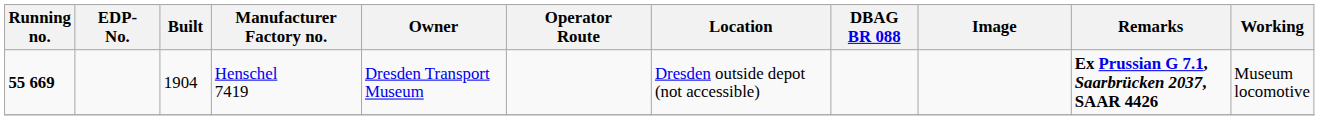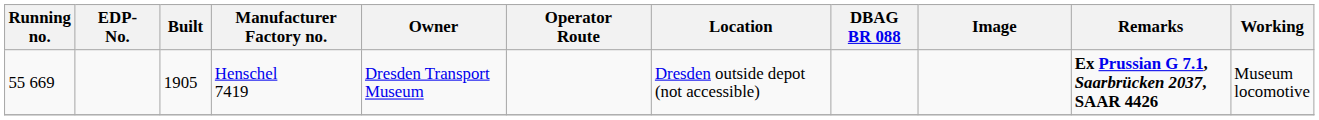(31, 82) bold -> (31, 82) normal
(181, 82) 1904 -> (181, 82) 1905
